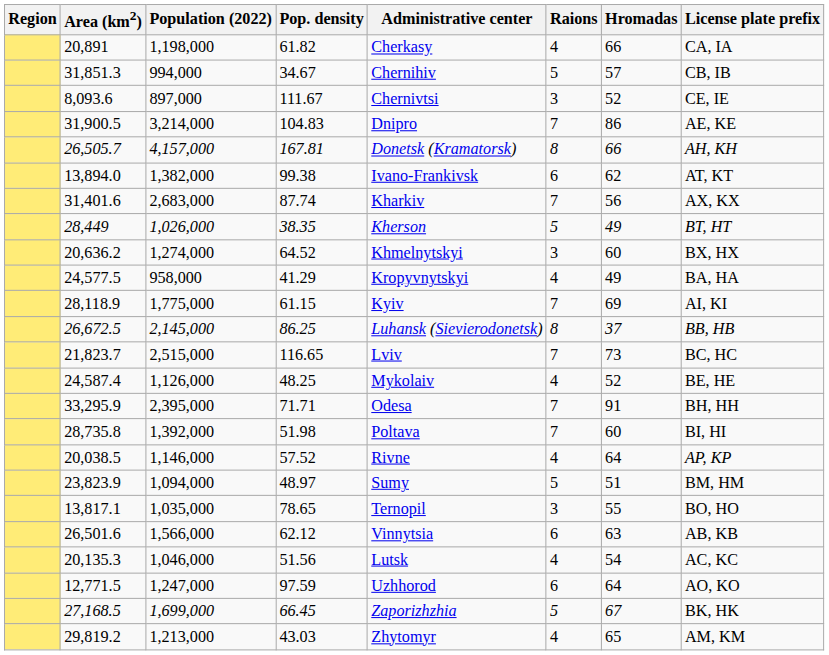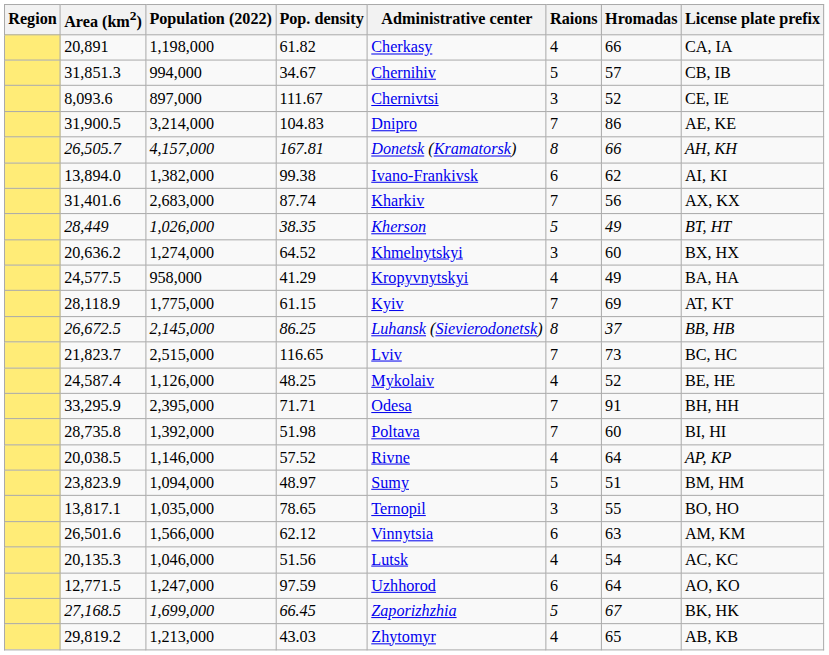(709, 175) AT, KT -> (706, 175) AI, KI
(706, 303) AI, KI -> (709, 303) AT, KT
(711, 534) AB, KB -> (715, 534) AM, KM
(715, 636) AM, KM -> (711, 636) AB, KB
